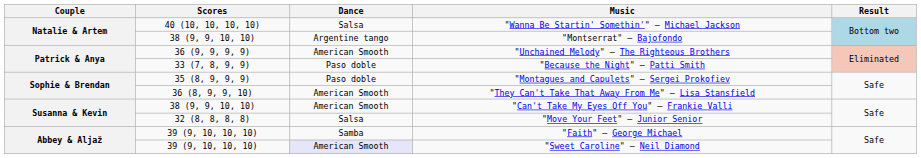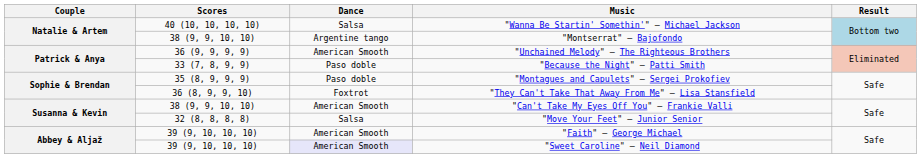(351, 92) American Smooth -> (351, 92) Foxtrot
(351, 133) Samba -> (351, 133) American Smooth
